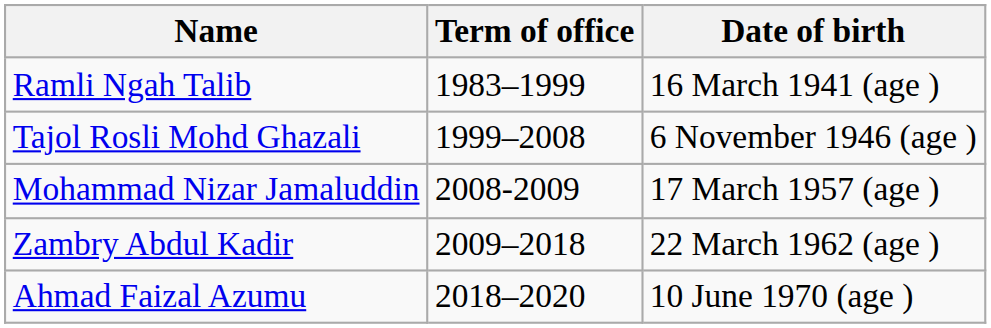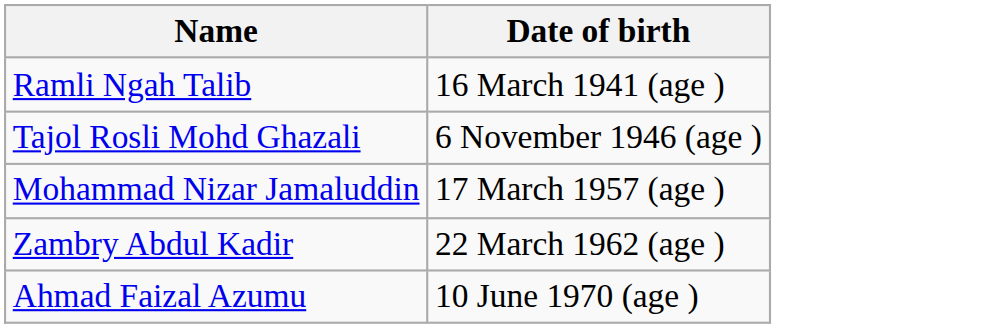- column: (535, 31)
